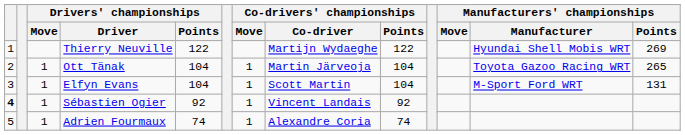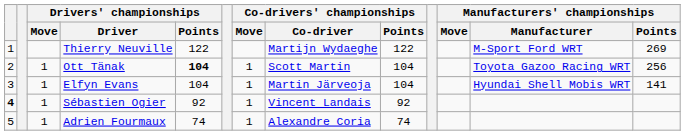(552, 49) Hyundai Shell Mobis WRT -> (528, 49) M-Sport Ford WRT
(199, 67) normal -> (199, 67) bold
(320, 67) Martin Järveoja -> (309, 67) Scott Martin
(656, 67) 265 -> (656, 67) 256
(309, 85) Scott Martin -> (320, 85) Martin Järveoja
(528, 85) M-Sport Ford WRT -> (552, 85) Hyundai Shell Mobis WRT
(656, 85) 131 -> (656, 85) 141
